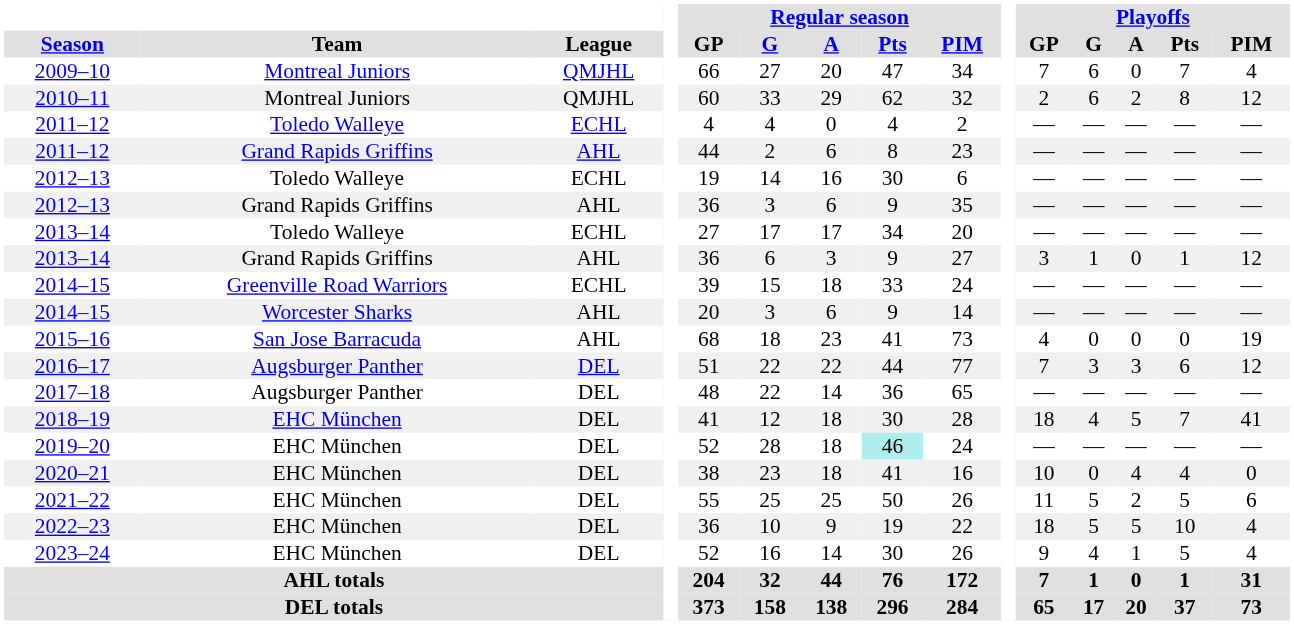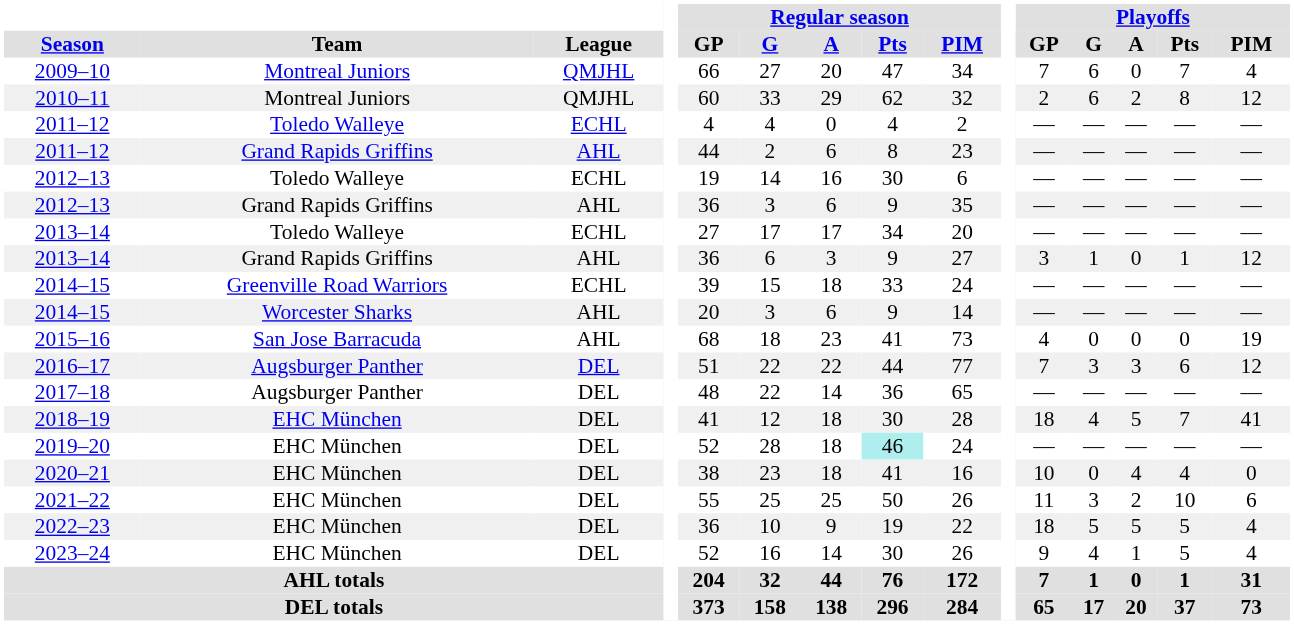(1094, 499) 5 -> (1094, 499) 3
(1185, 499) 5 -> (1185, 499) 10
(1185, 526) 10 -> (1185, 526) 5
